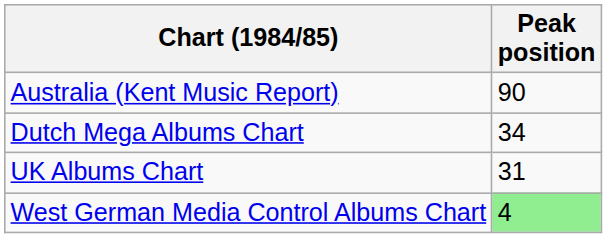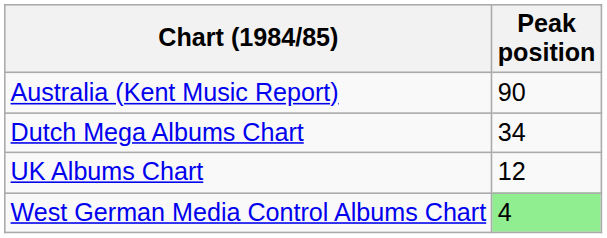(512, 172) 31 -> (512, 172) 12
